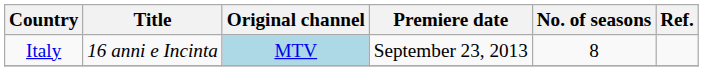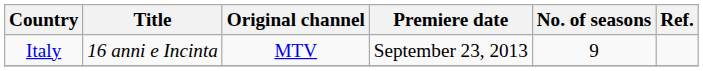(296, 50) lightblue background -> (296, 50) no background
(594, 50) 8 -> (594, 50) 9
